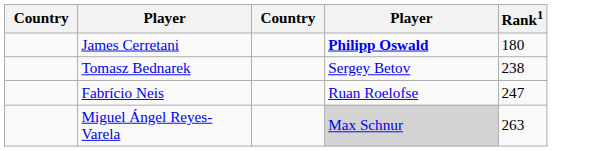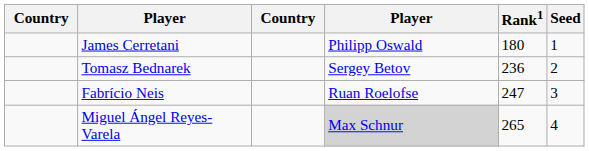+ column: (566, 18)
(378, 44) bold -> (375, 44) normal
(513, 68) 238 -> (513, 68) 236
(513, 125) 263 -> (513, 125) 265
